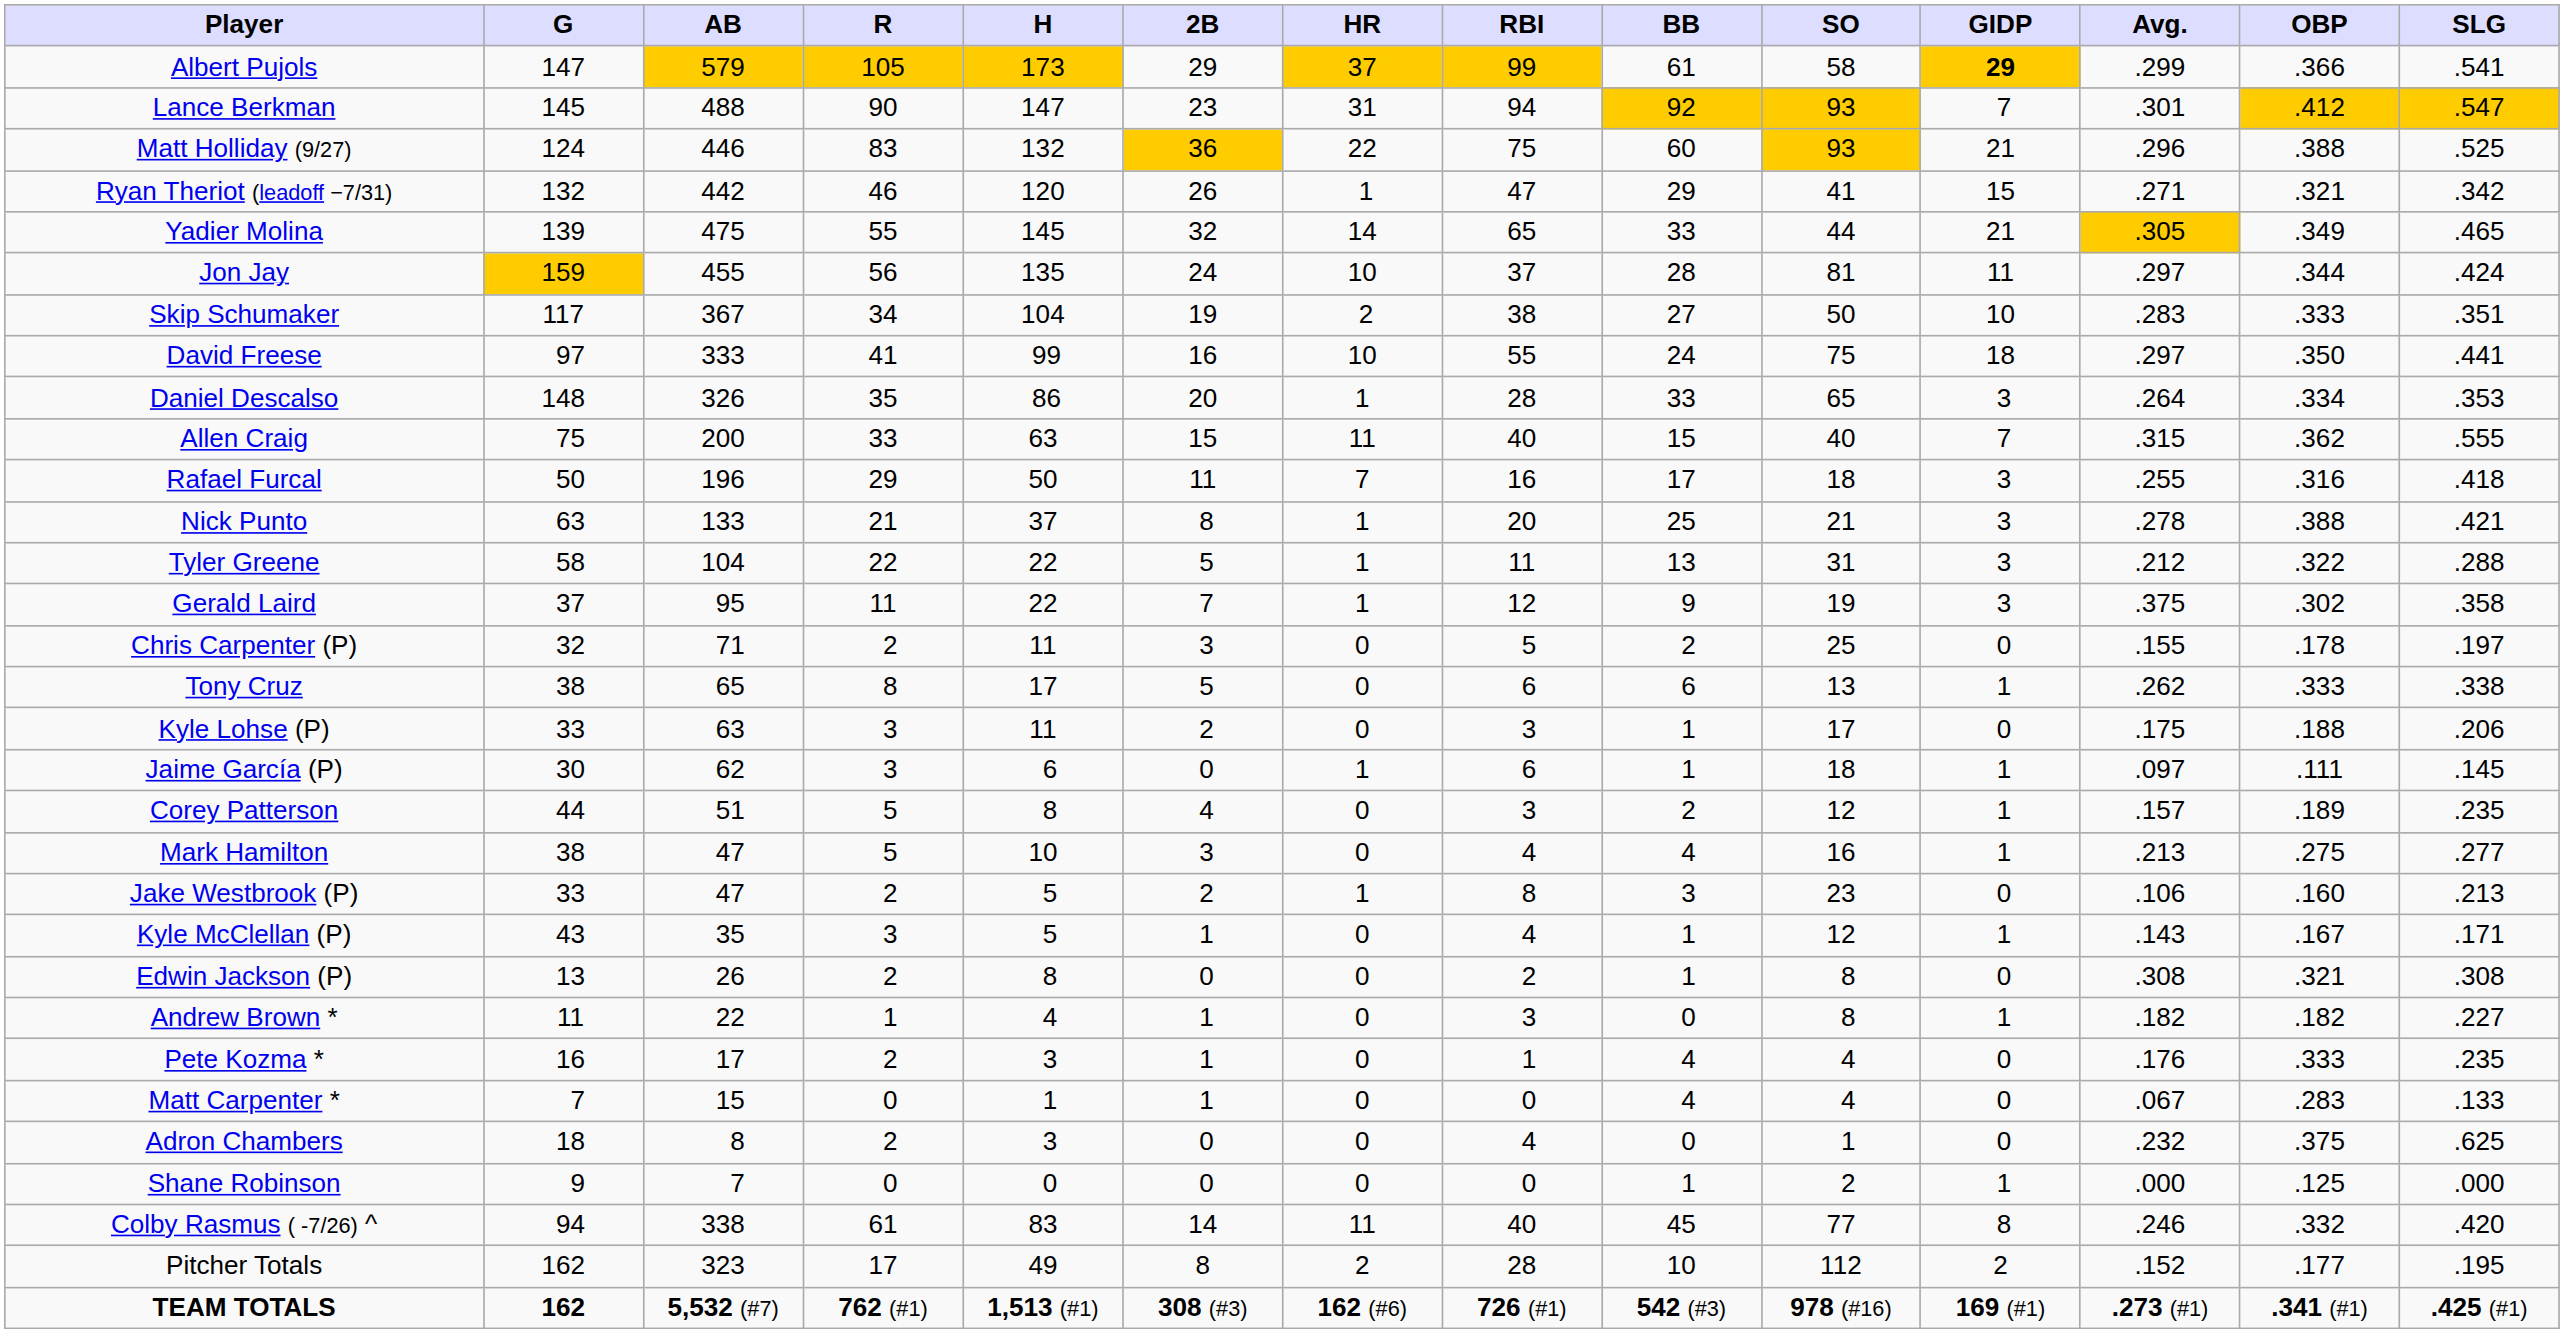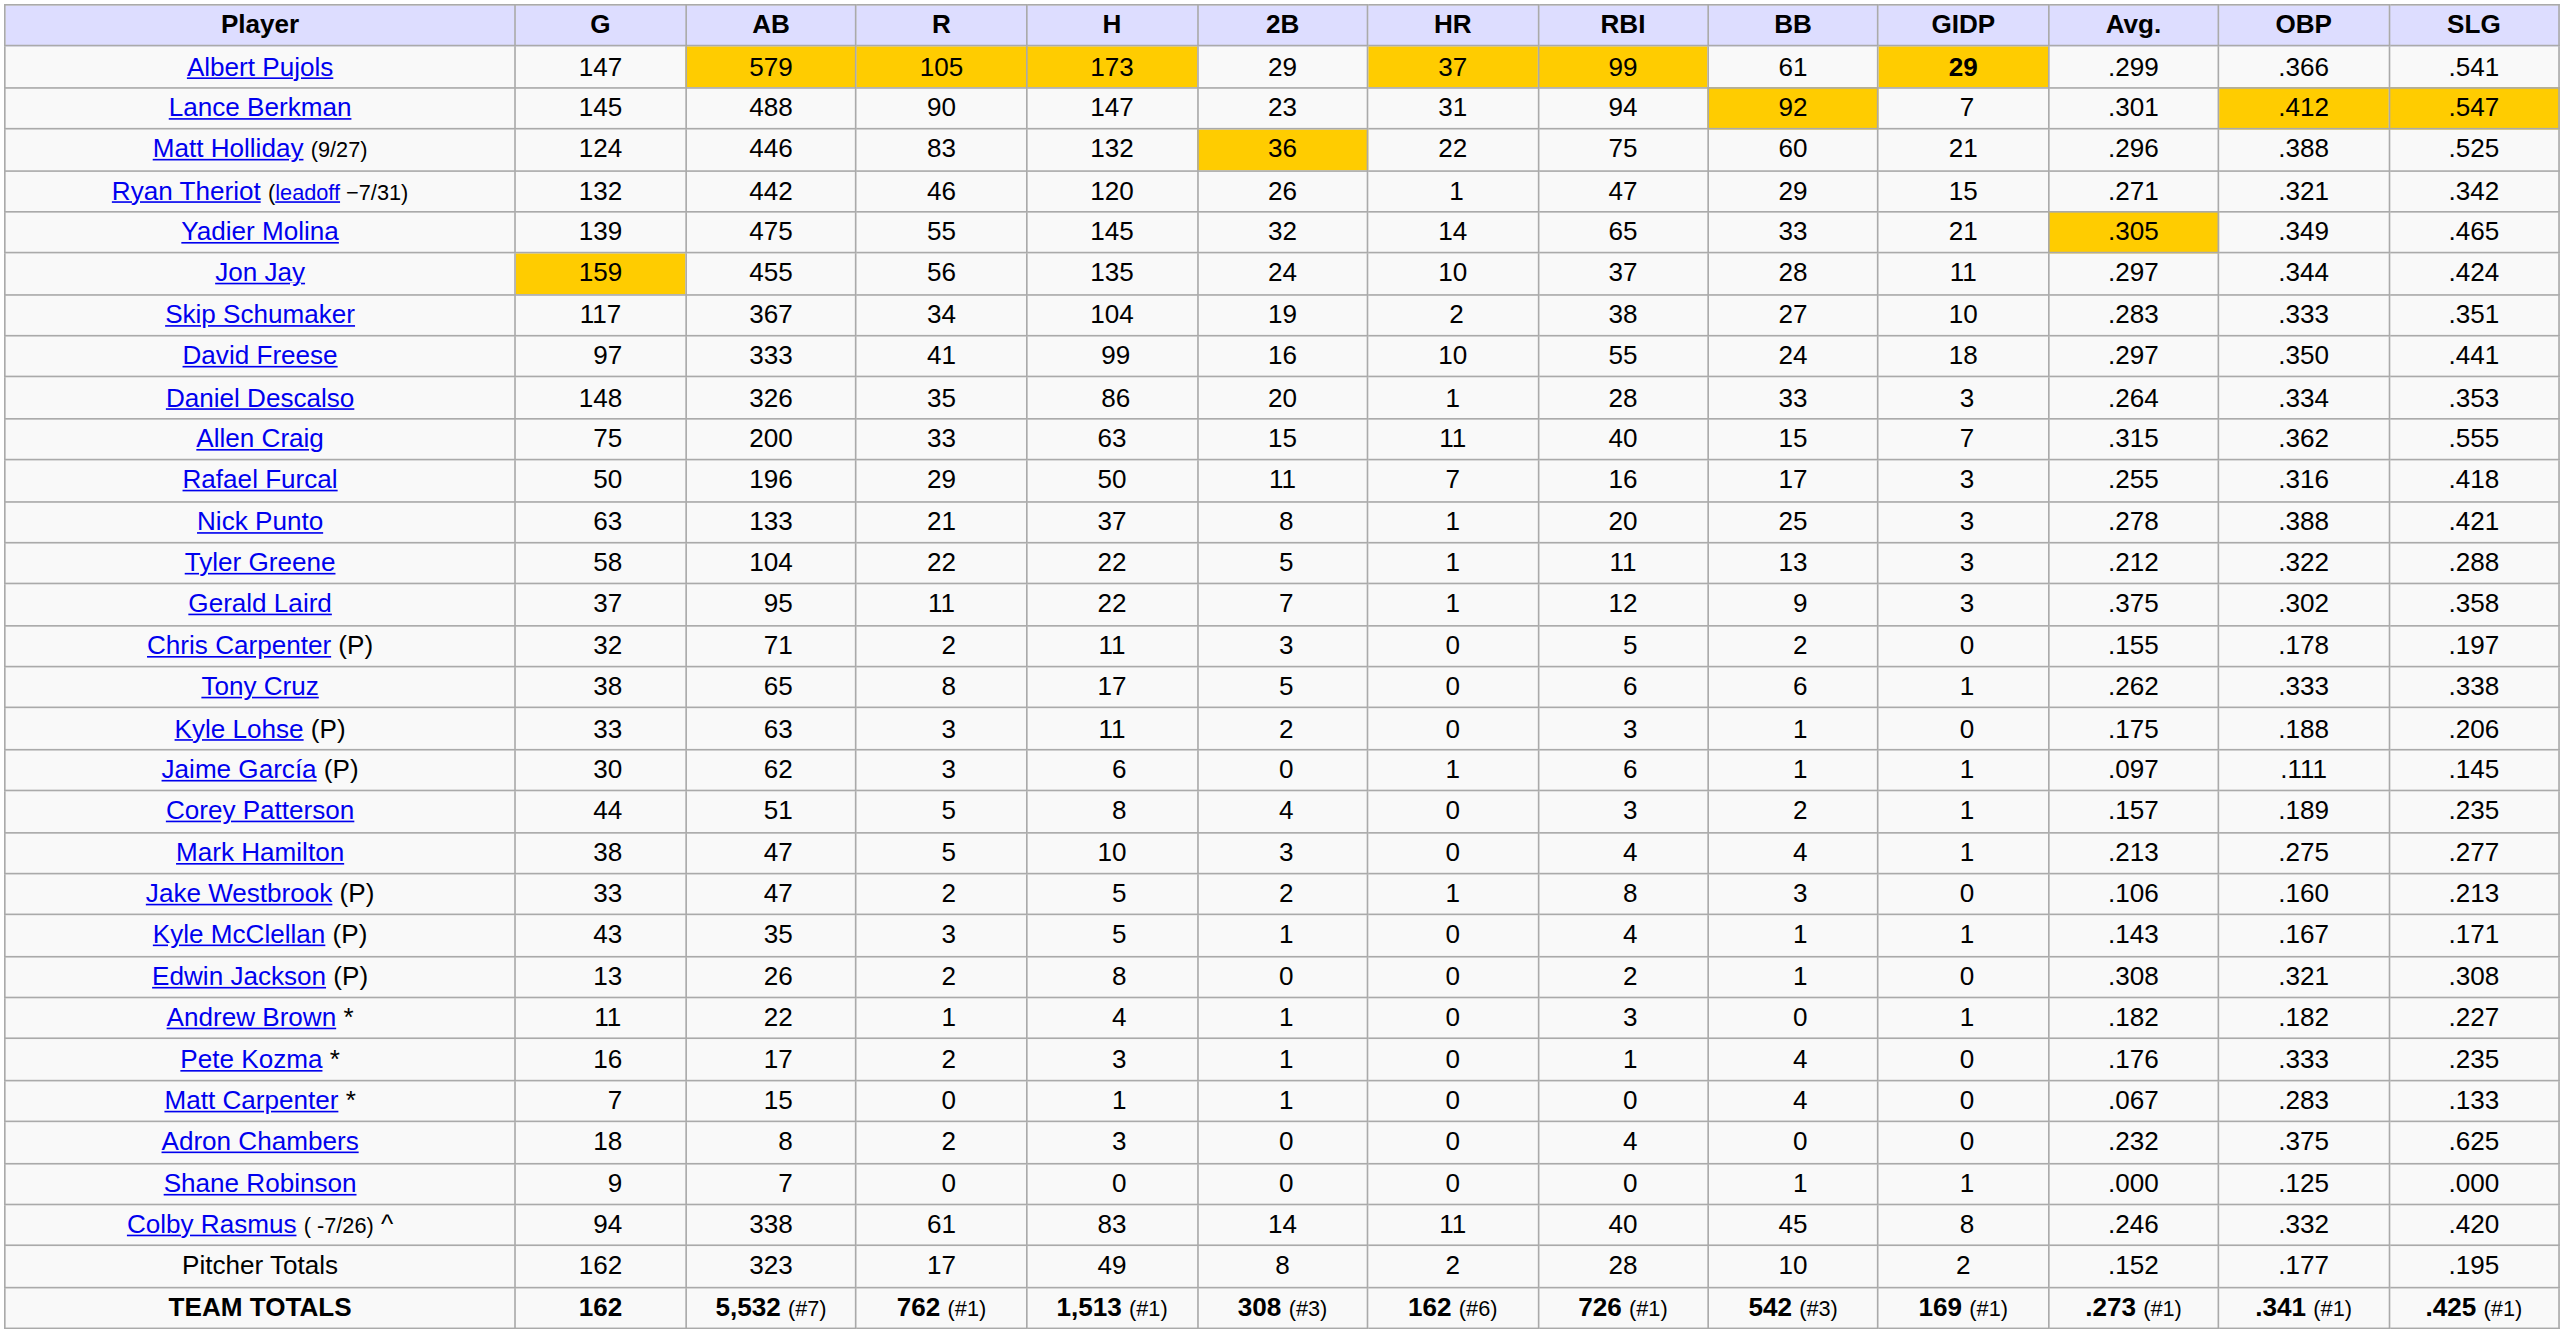- column: (1841, 25)
